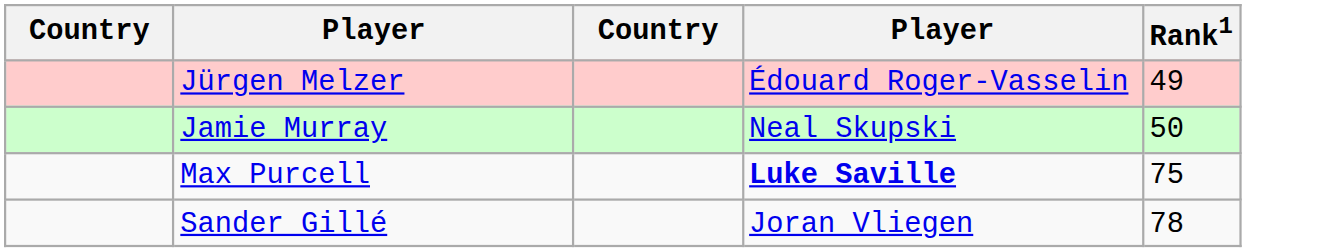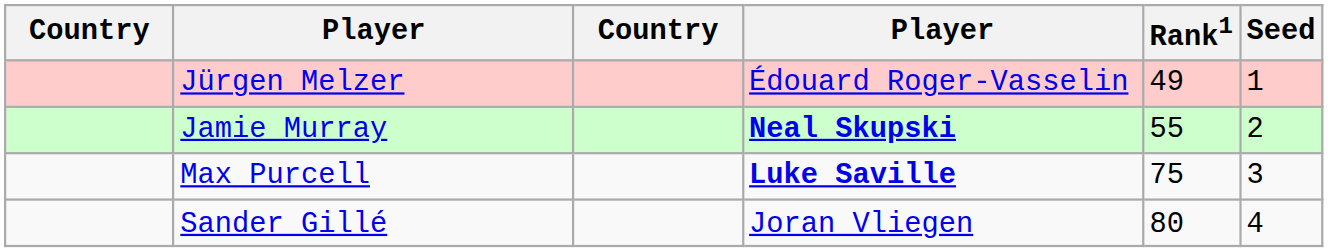+ column: (1281, 32)
(853, 130) normal -> (853, 130) bold
(1167, 130) 50 -> (1167, 130) 55
(1167, 223) 78 -> (1167, 223) 80
